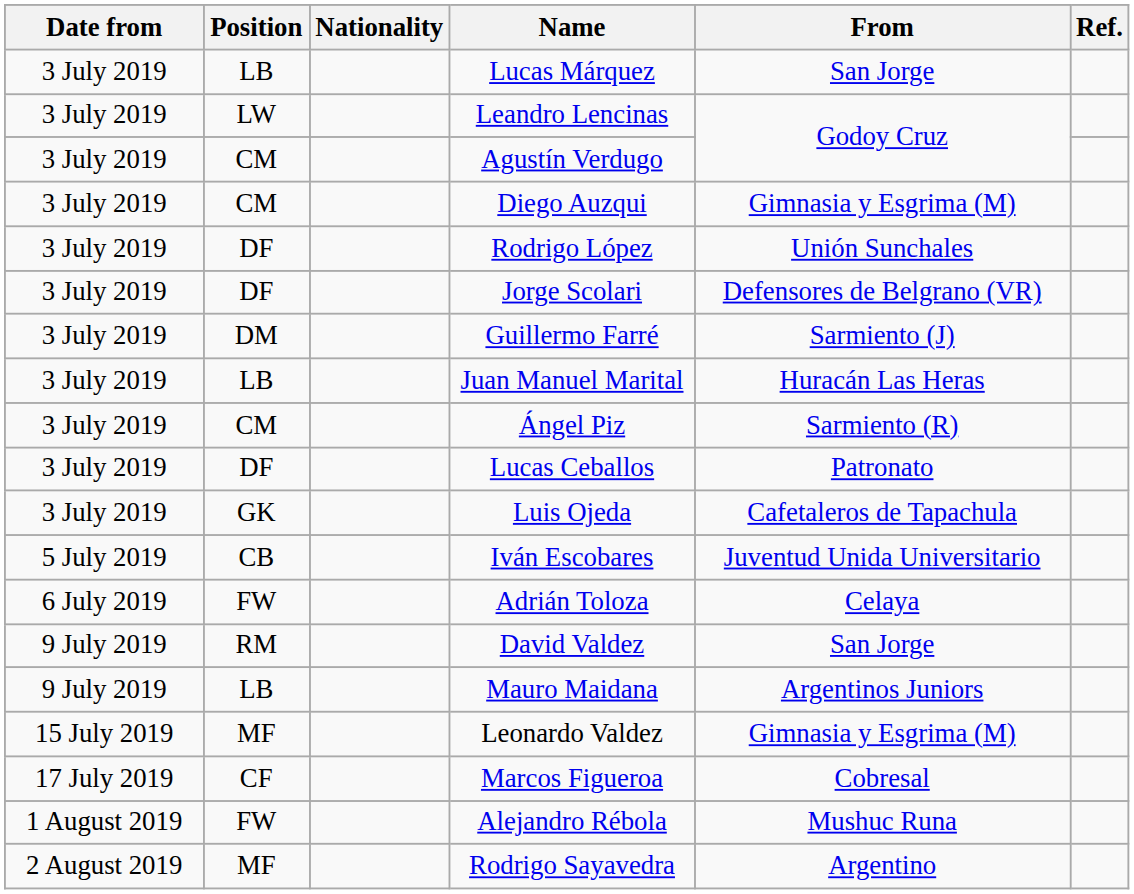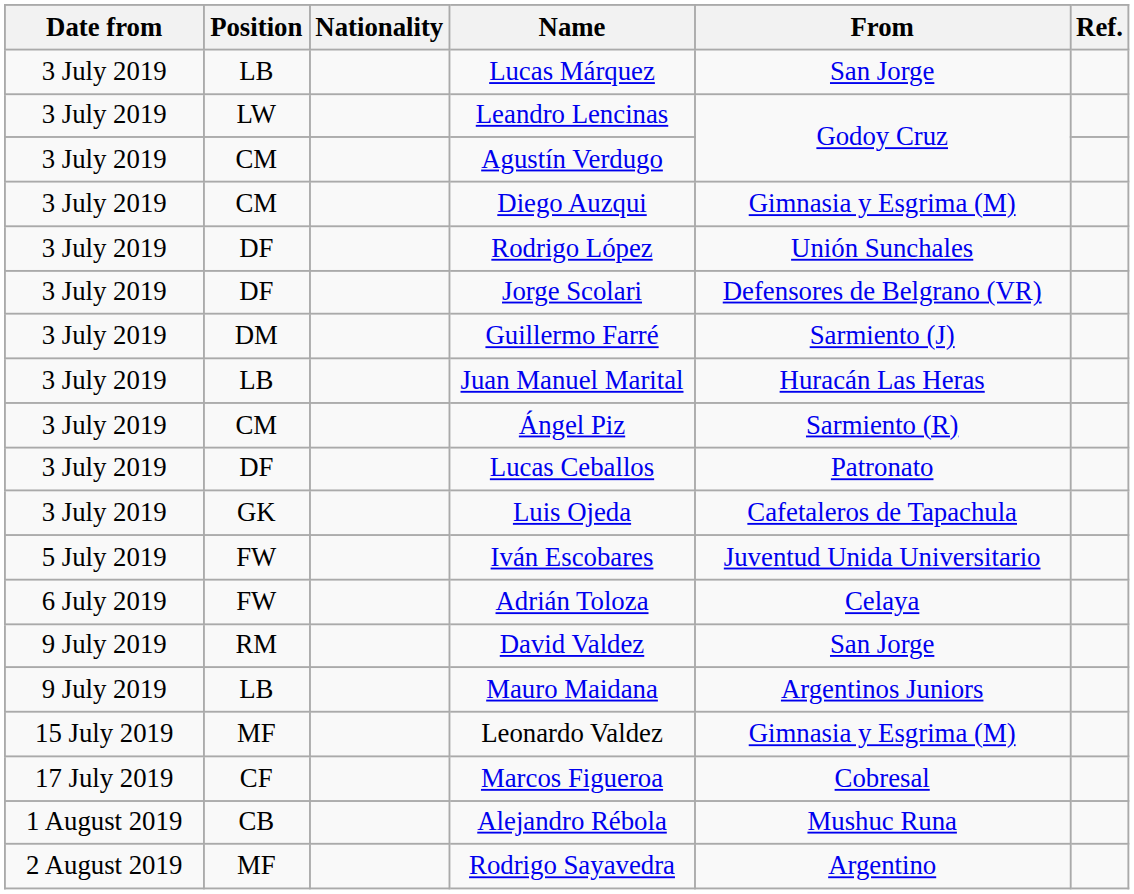(256, 557) CB -> (256, 557) FW
(256, 822) FW -> (256, 822) CB
